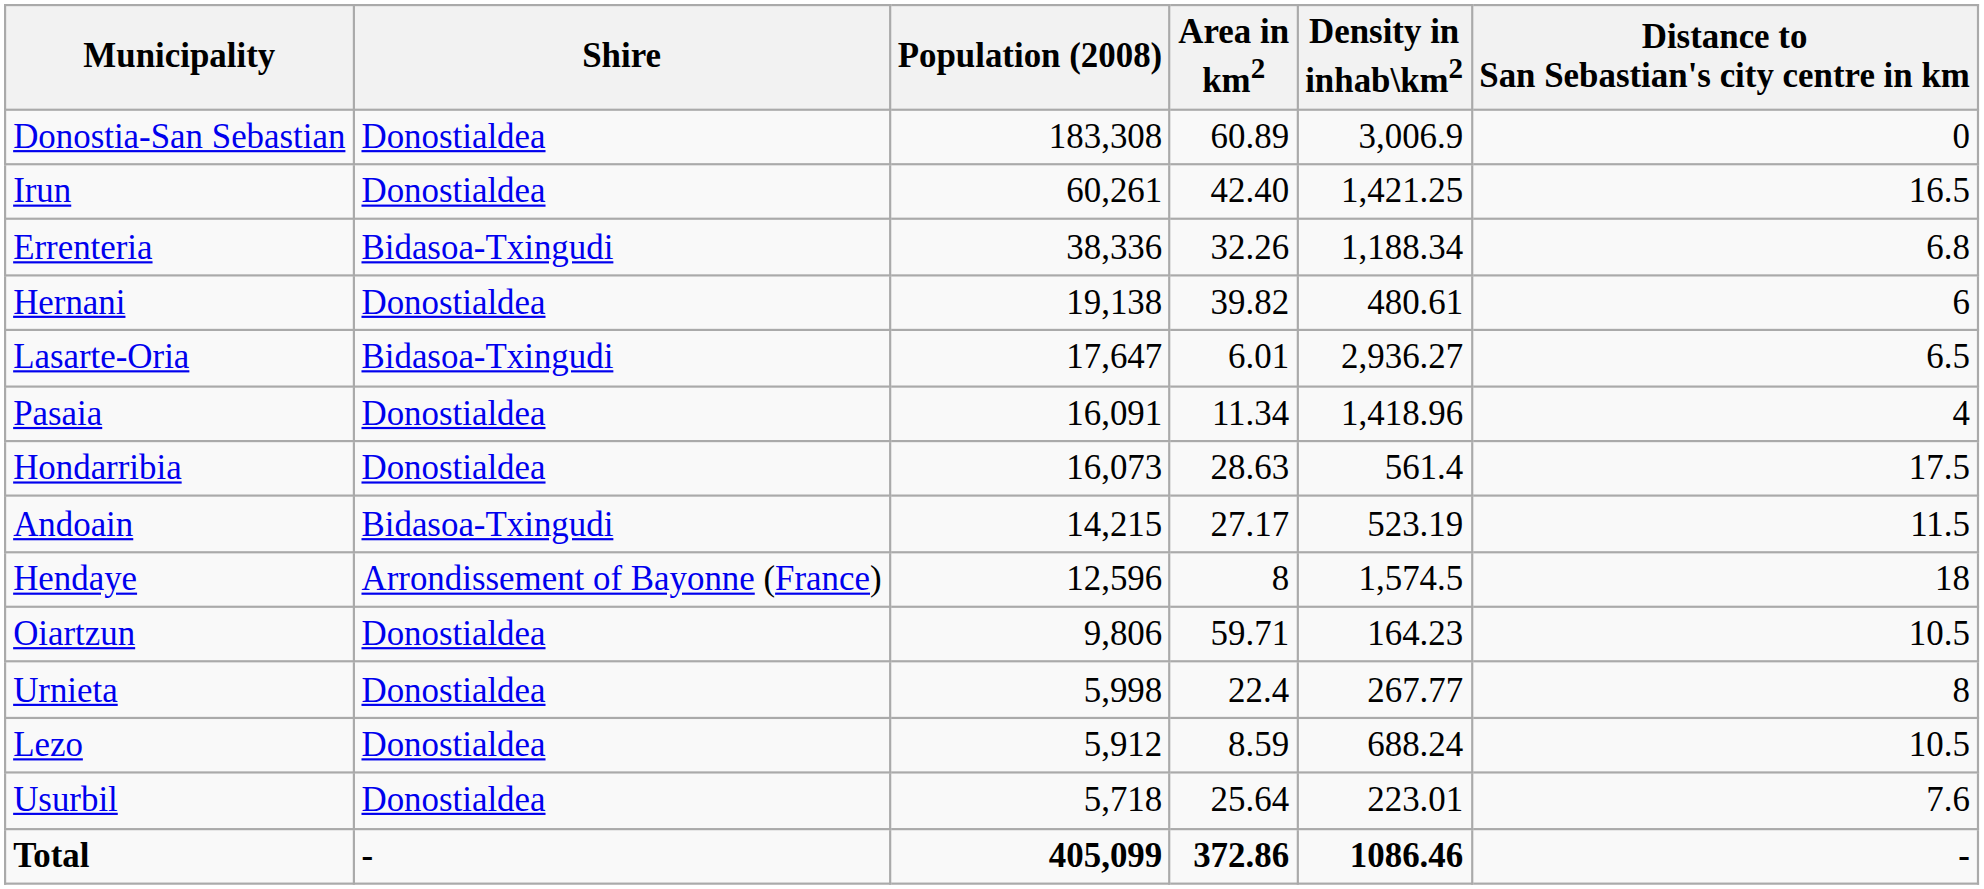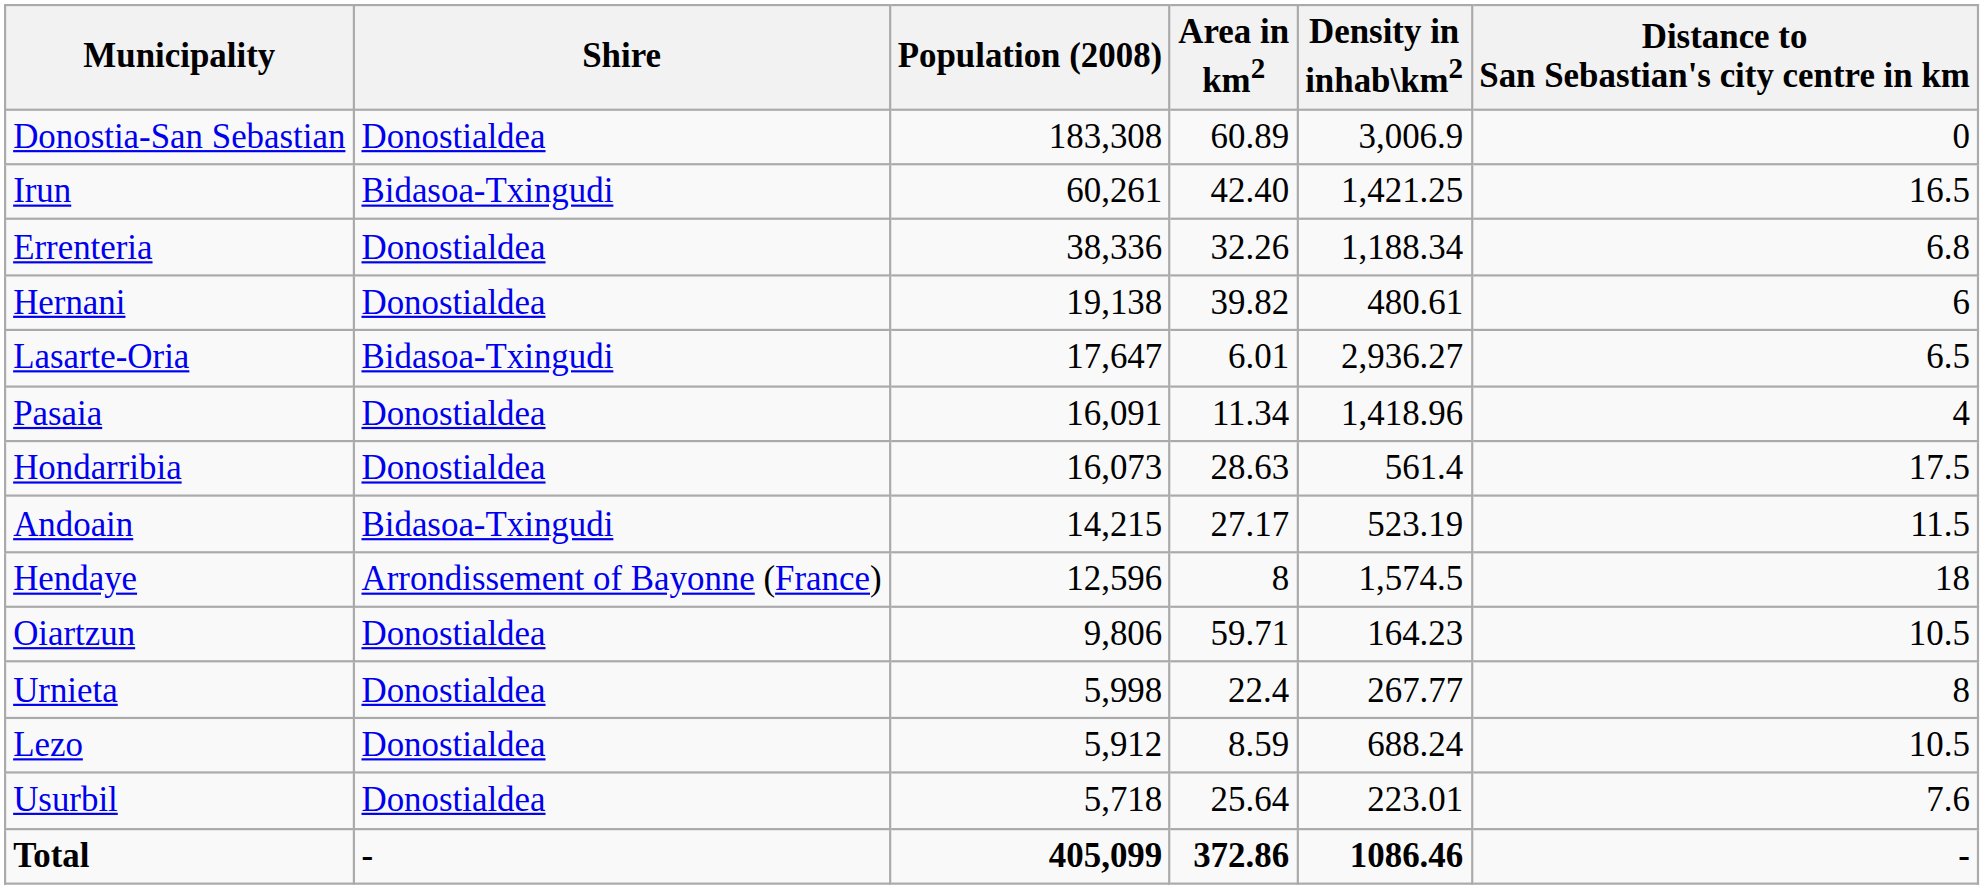(454, 191) Donostialdea -> (487, 191) Bidasoa-Txingudi
(487, 246) Bidasoa-Txingudi -> (454, 246) Donostialdea
